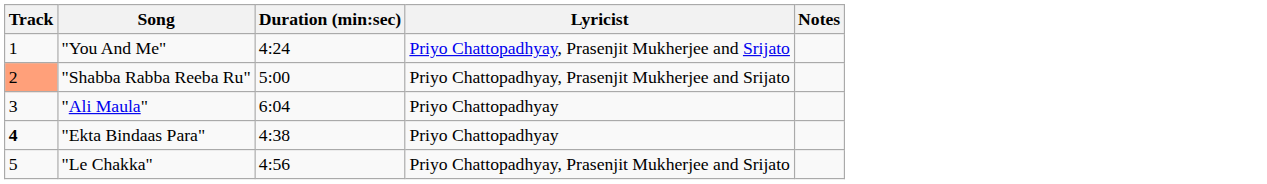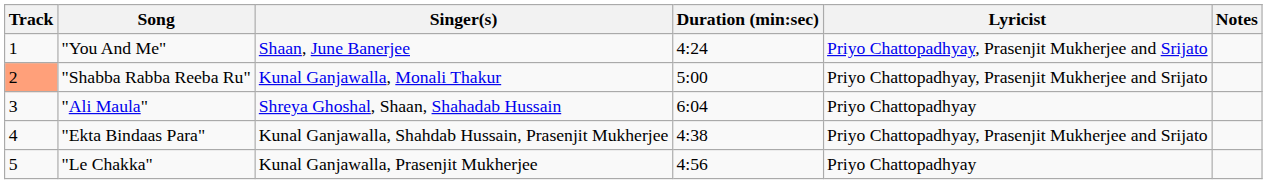+ column: (464, 19)
(13, 135) bold -> (13, 135) normal
(484, 135) Priyo Chattopadhyay -> (1017, 135) Priyo Chattopadhyay, Prasenjit Mukherjee and Srijato
(600, 164) Priyo Chattopadhyay, Prasenjit Mukherjee and Srijato -> (902, 164) Priyo Chattopadhyay
